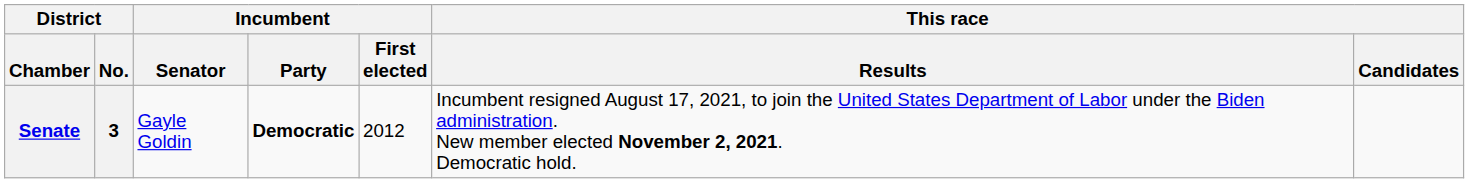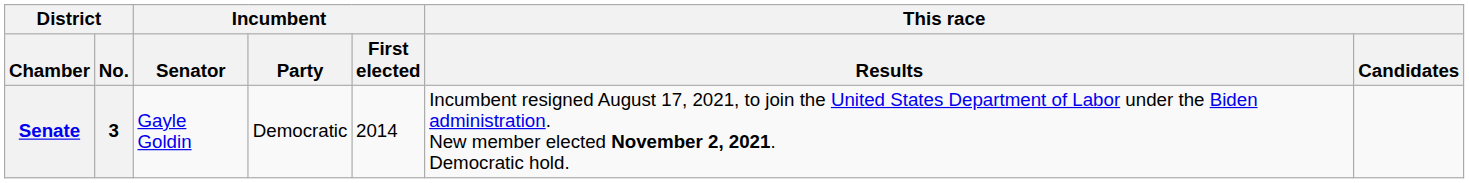(303, 131) bold -> (300, 131) normal
(384, 131) 2012 -> (377, 131) 2014
